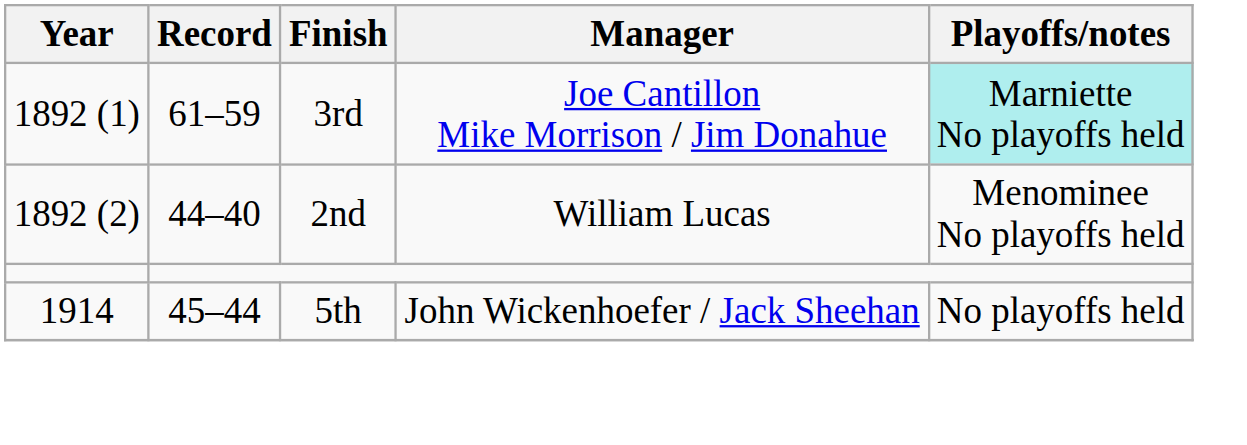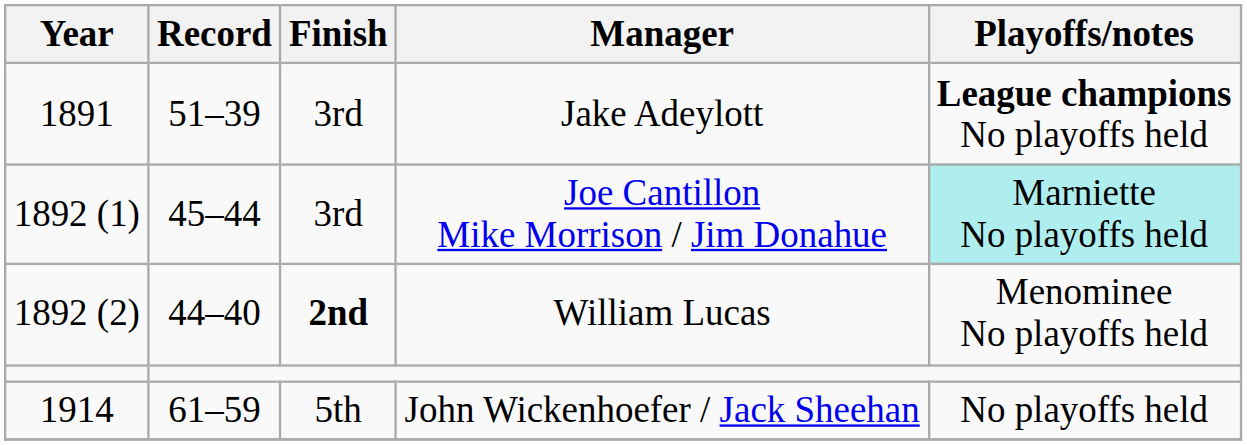+ row: (77, 113)
(214, 113) 61–59 -> (214, 213) 45–44
(338, 213) normal -> (338, 313) bold
(214, 309) 45–44 -> (214, 410) 61–59
